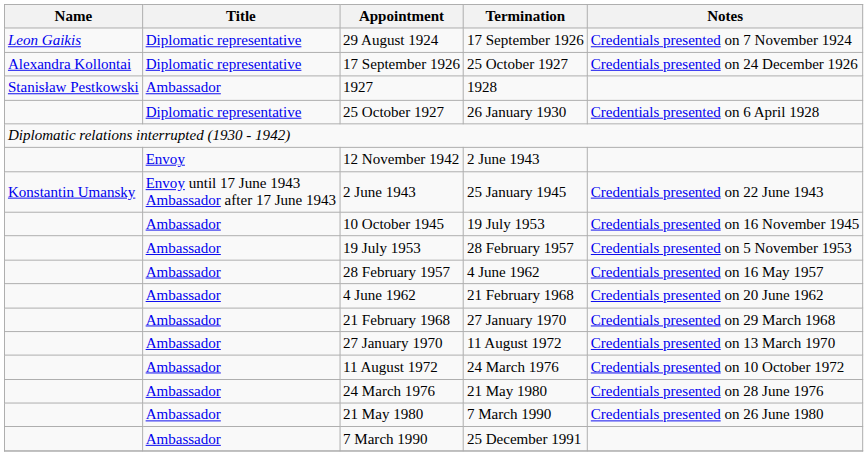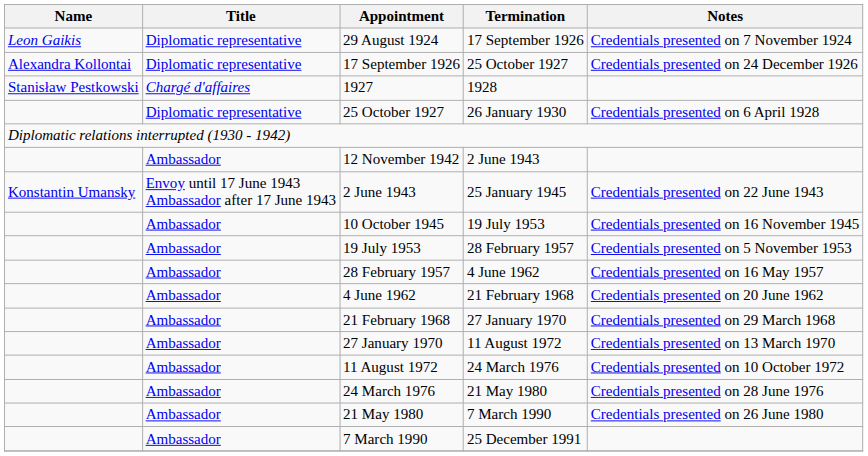(183, 87) Ambassador -> (198, 87) Chargé d'affaires
(165, 159) Envoy -> (183, 159) Ambassador
